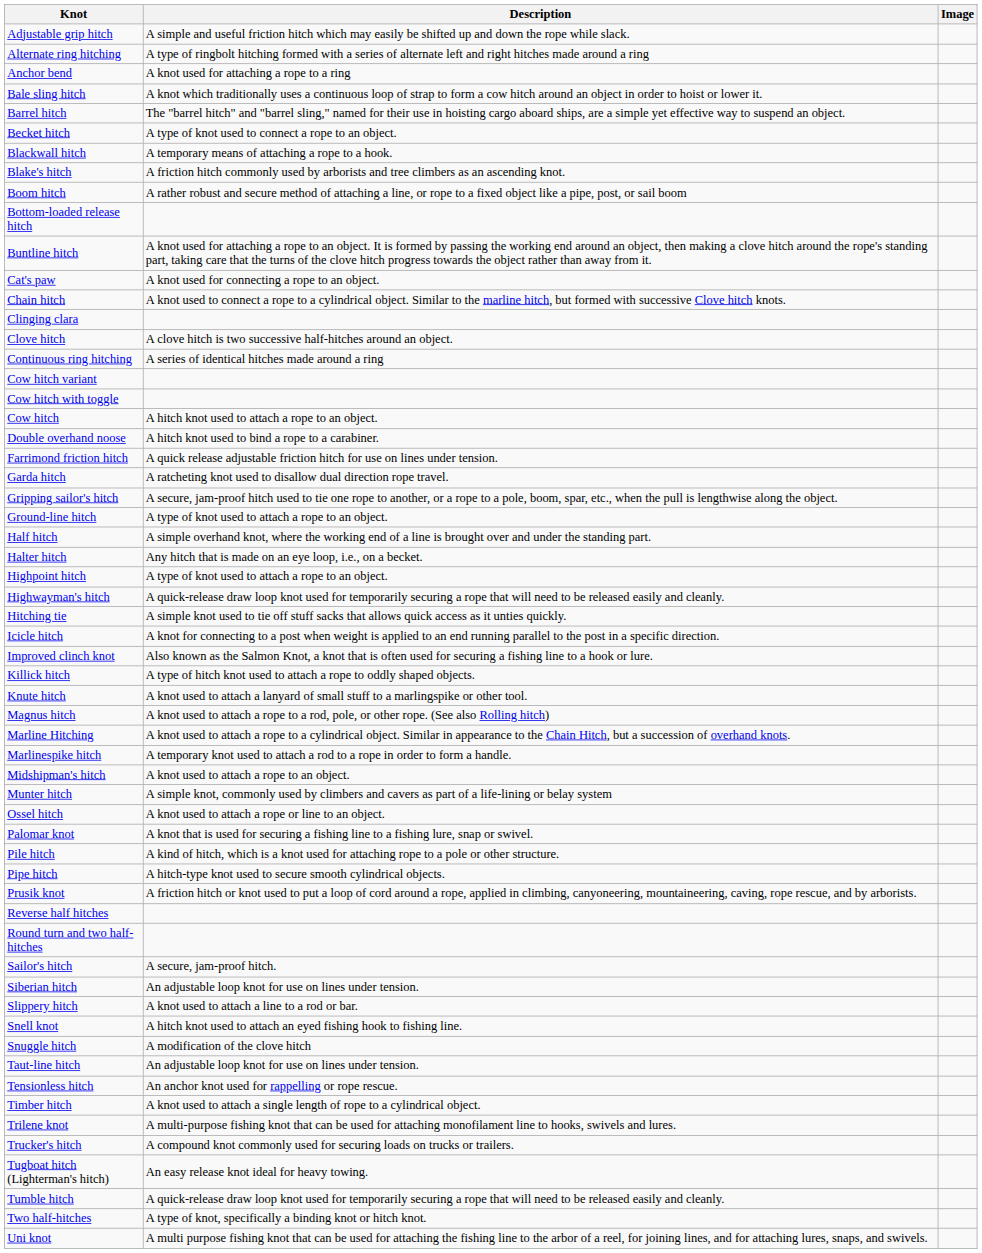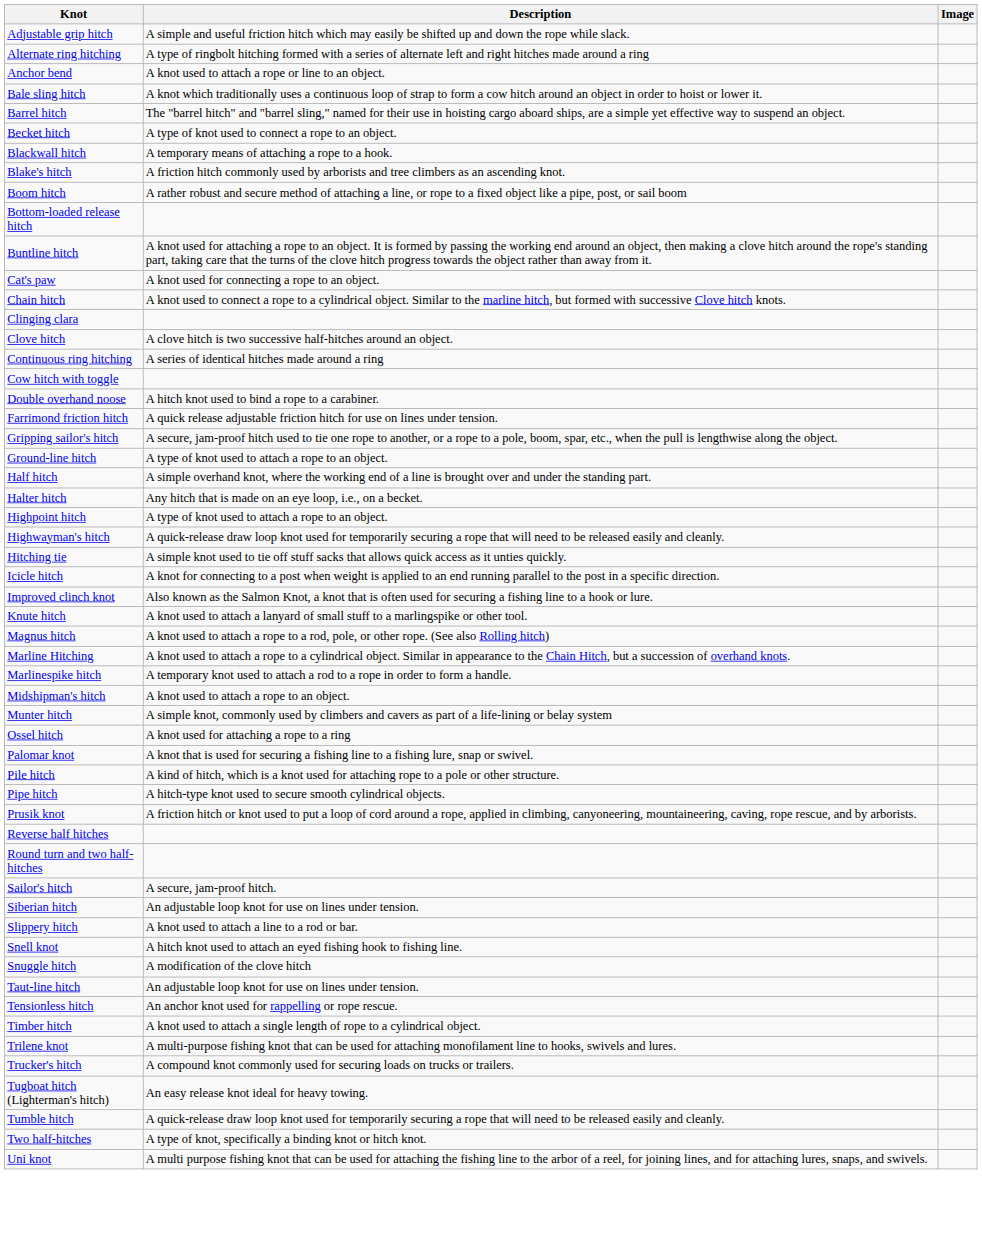(248, 73) A knot used for attaching a rope to a ring -> (265, 73) A knot used to attach a rope or line to an object.
- row: (52, 378)
- row: (33, 418)
- row: (37, 477)
- row: (39, 675)
(265, 814) A knot used to attach a rope or line to an object. -> (248, 735) A knot used for attaching a rope to a ring
